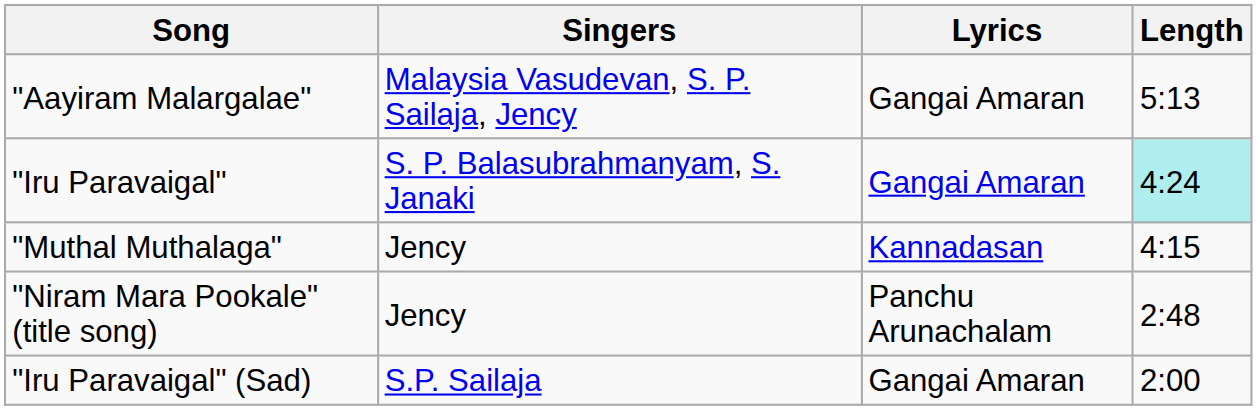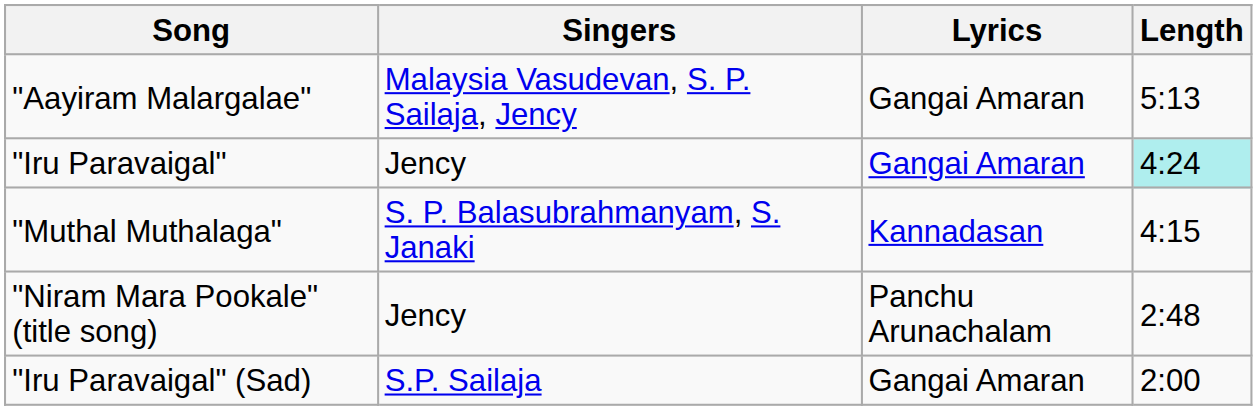(583, 181) S. P. Balasubrahmanyam, S. Janaki -> (425, 163) Jency
(425, 248) Jency -> (583, 230) S. P. Balasubrahmanyam, S. Janaki
